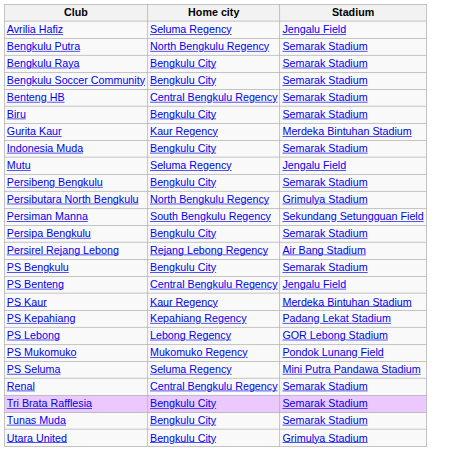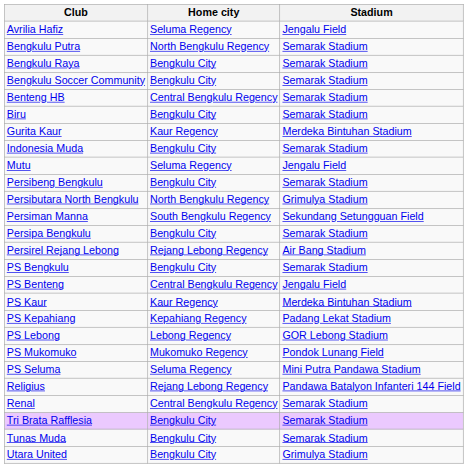+ row: (26, 387)
